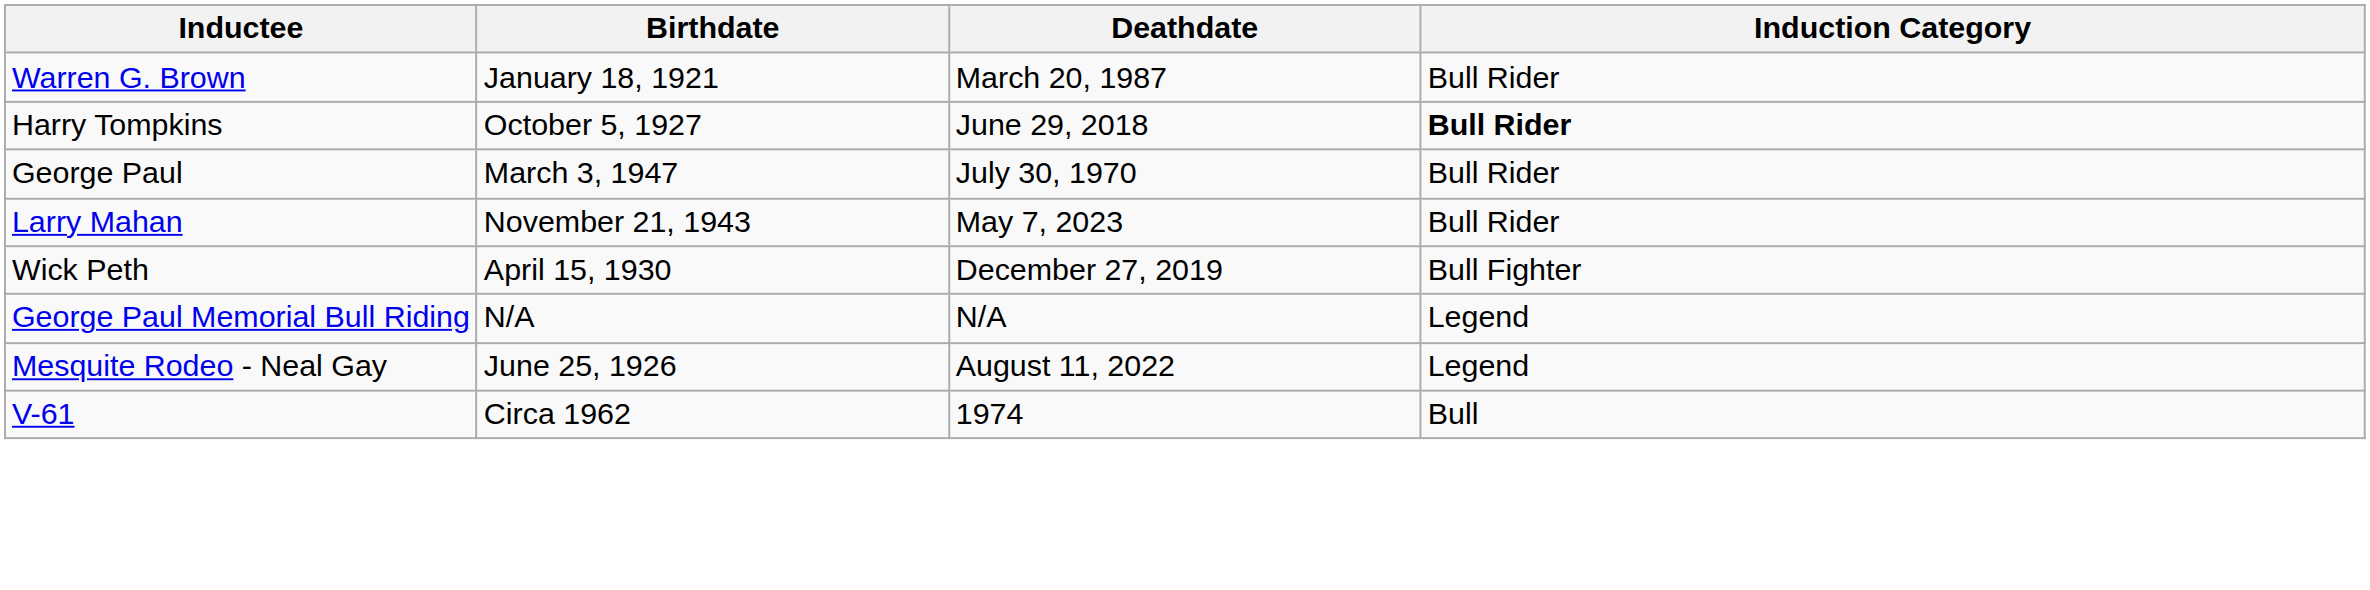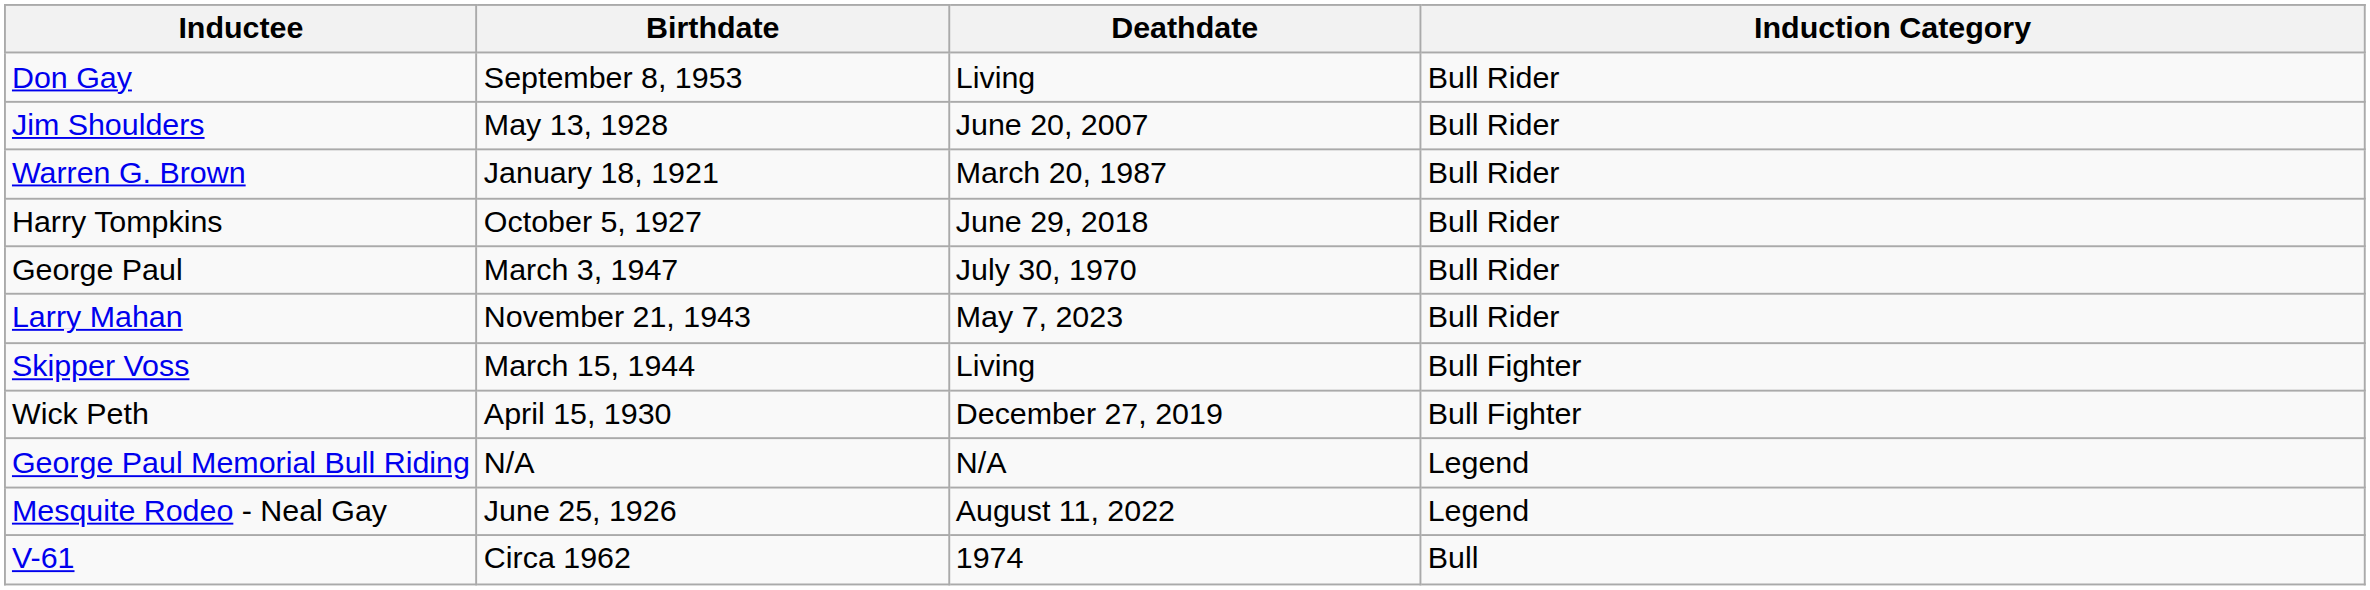+ row: (72, 76)
+ row: (108, 125)
(1499, 125) bold -> (1494, 221) normal
+ row: (101, 366)
